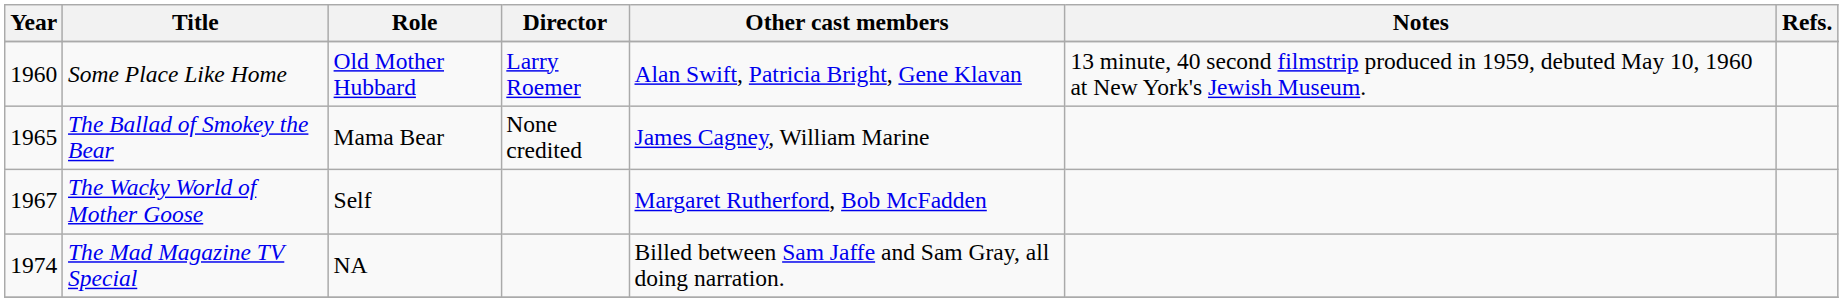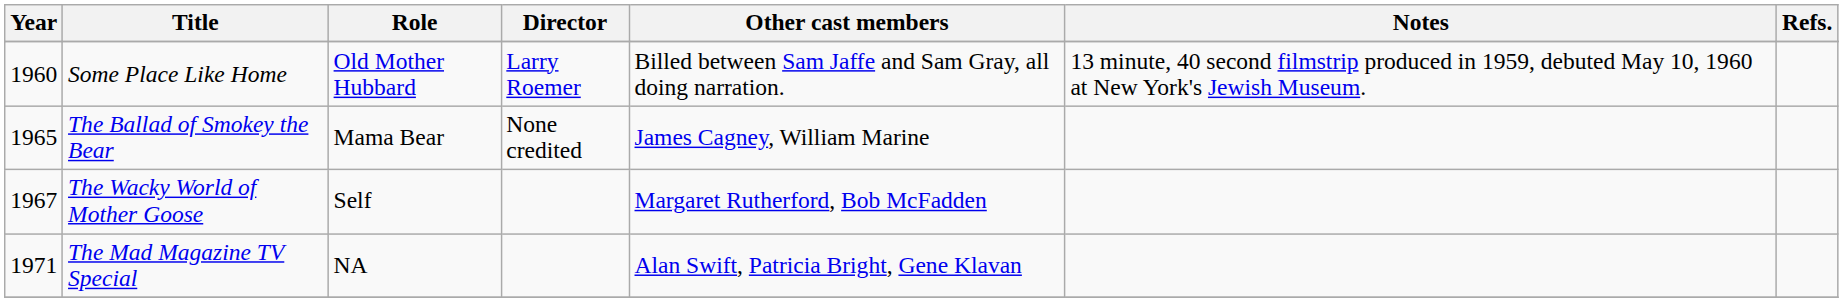(828, 73) Alan Swift, Patricia Bright, Gene Klavan -> (842, 73) Billed between Sam Jaffe and Sam Gray, all doing narration.
(34, 264) 1974 -> (34, 264) 1971
(842, 264) Billed between Sam Jaffe and Sam Gray, all doing narration. -> (828, 264) Alan Swift, Patricia Bright, Gene Klavan
